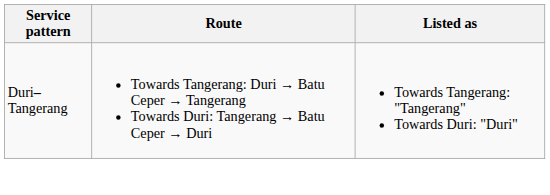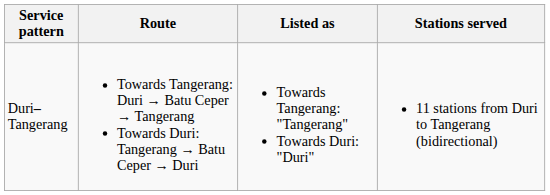+ column: (461, 23)
